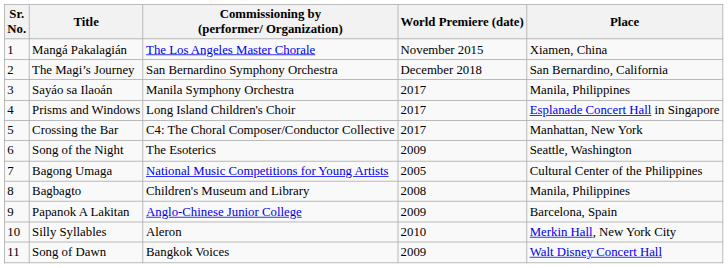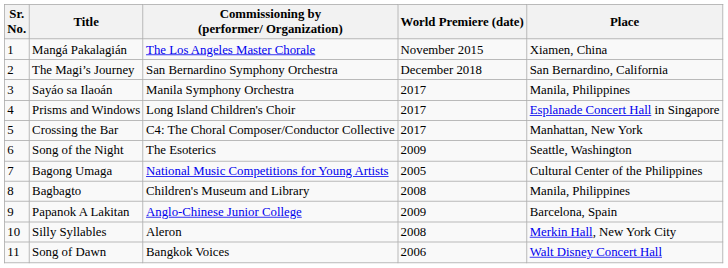(413, 232) 2010 -> (413, 232) 2008
(413, 252) 2009 -> (413, 252) 2006
